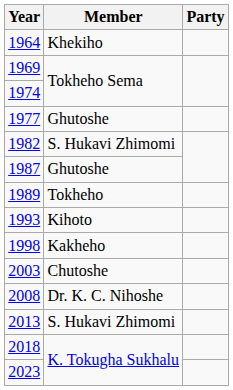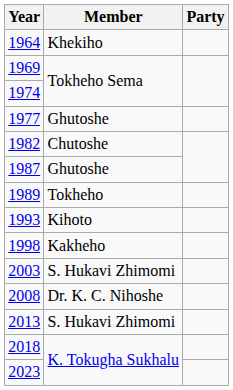(111, 144) S. Hukavi Zhimomi -> (78, 144) Chutoshe
(78, 270) Chutoshe -> (111, 270) S. Hukavi Zhimomi
